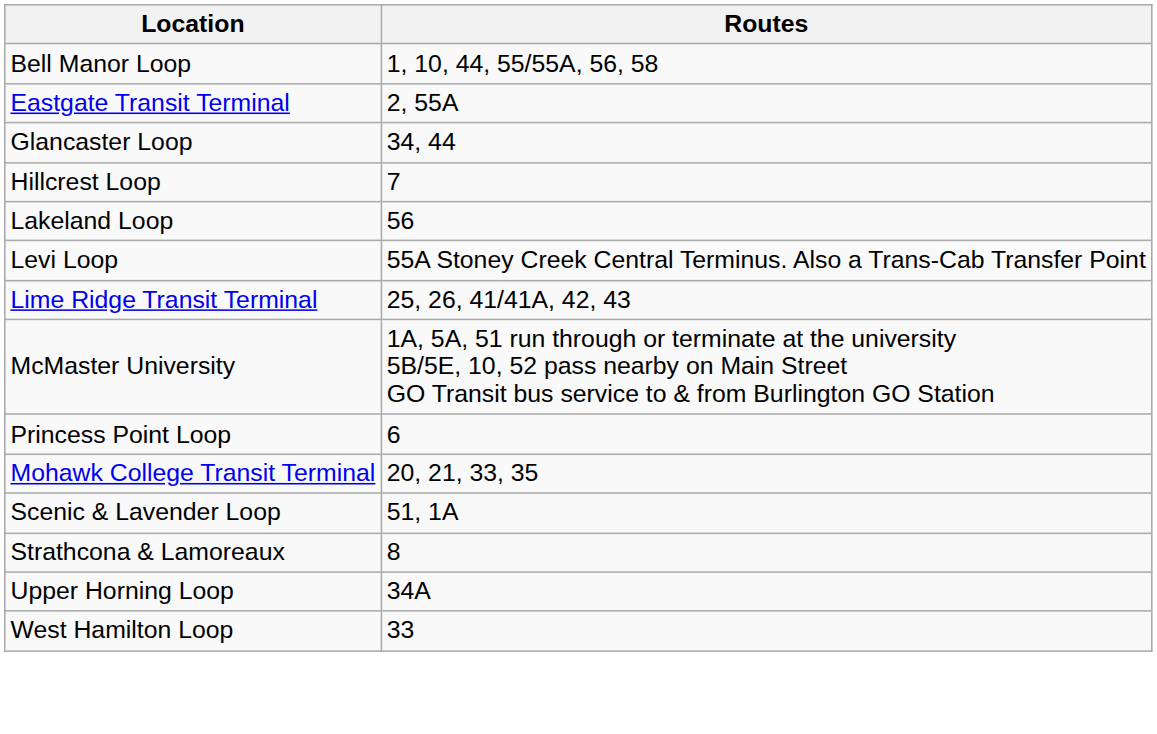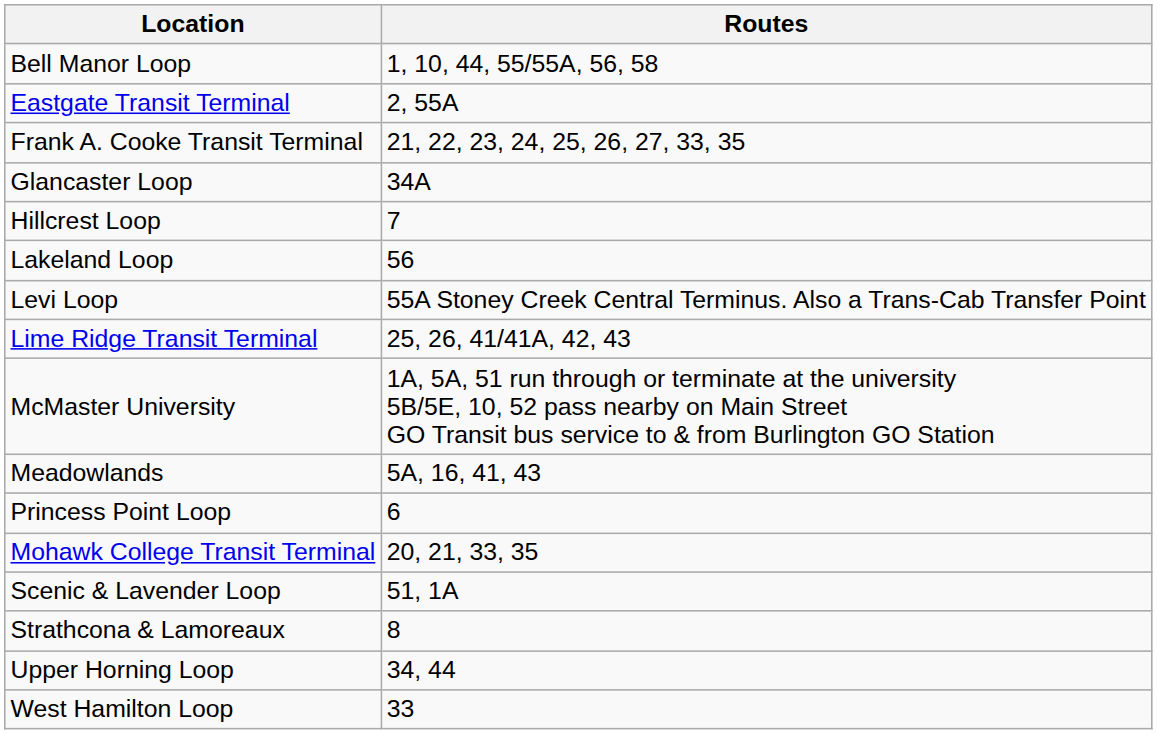+ row: (187, 142)
(421, 142) 34, 44 -> (409, 181) 34A
+ row: (87, 473)
(409, 591) 34A -> (421, 669) 34, 44
